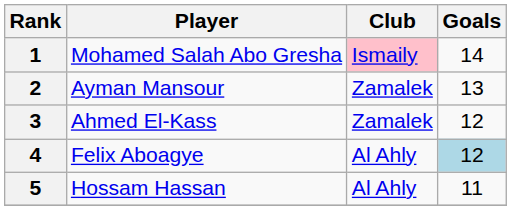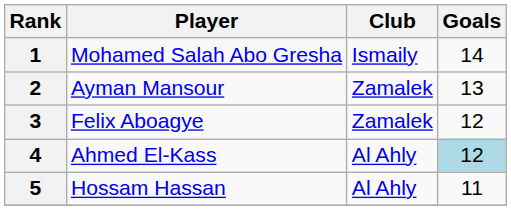(385, 54) pink background -> (385, 54) no background
(144, 121) Ahmed El-Kass -> (137, 121) Felix Aboagye
(137, 155) Felix Aboagye -> (144, 155) Ahmed El-Kass
